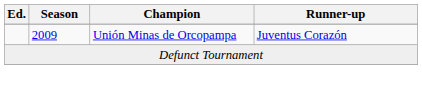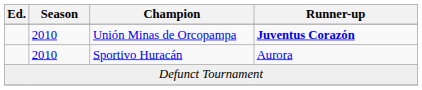(44, 34) 2009 -> (44, 34) 2010
(302, 34) normal -> (306, 34) bold
+ row: (138, 54)
